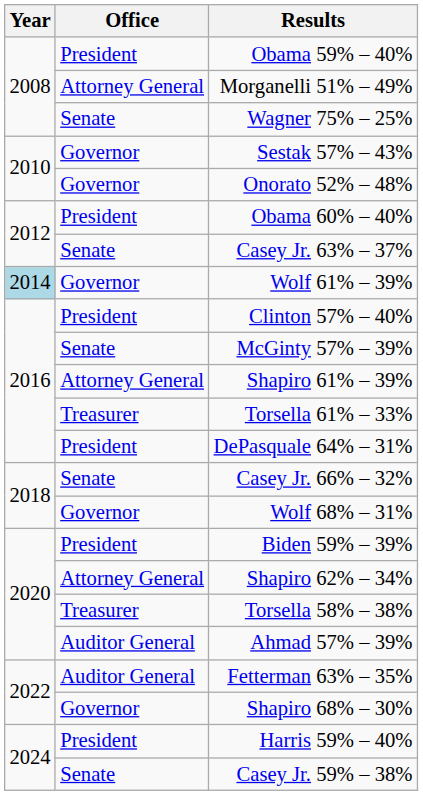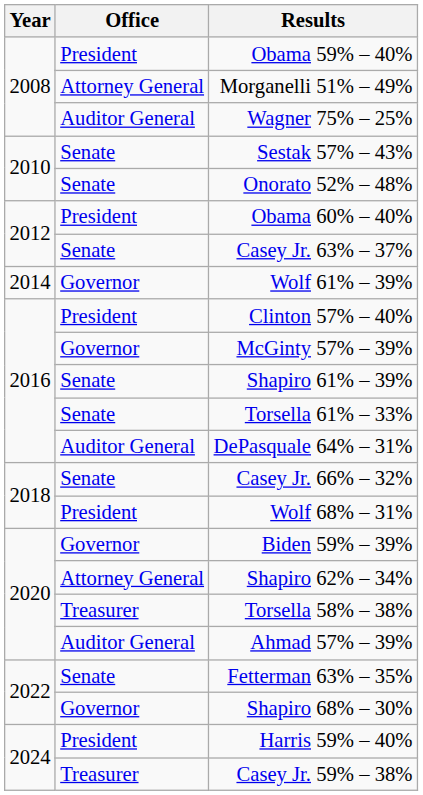(88, 119) Senate -> (128, 119) Auditor General
(100, 151) Governor -> (88, 151) Senate
(100, 184) Governor -> (88, 184) Senate
(30, 282) lightblue background -> (30, 282) no background
(88, 348) Senate -> (100, 348) Governor
(132, 380) Attorney General -> (88, 380) Senate
(99, 413) Treasurer -> (88, 413) Senate
(99, 446) President -> (128, 446) Auditor General
(100, 511) Governor -> (99, 511) President
(99, 544) President -> (100, 544) Governor
(128, 675) Auditor General -> (88, 675) Senate
(88, 773) Senate -> (99, 773) Treasurer
